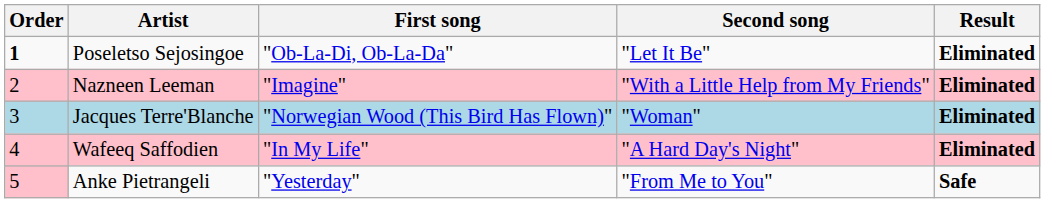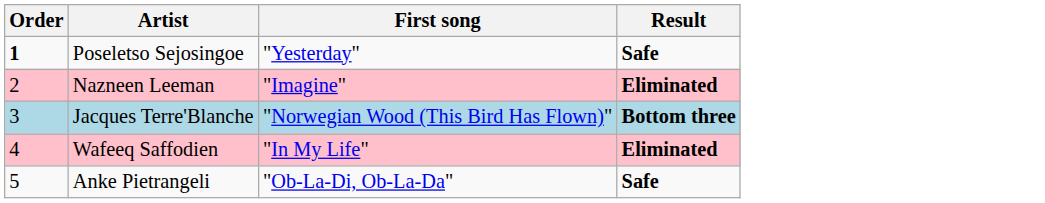- column: (776, 20)
(358, 52) "Ob-La-Di, Ob-La-Da" -> (311, 52) "Yesterday"
(987, 52) Eliminated -> (640, 52) Safe
(987, 117) Eliminated -> (679, 117) Bottom three
(14, 181) pink background -> (14, 181) no background
(311, 181) "Yesterday" -> (358, 181) "Ob-La-Di, Ob-La-Da"
